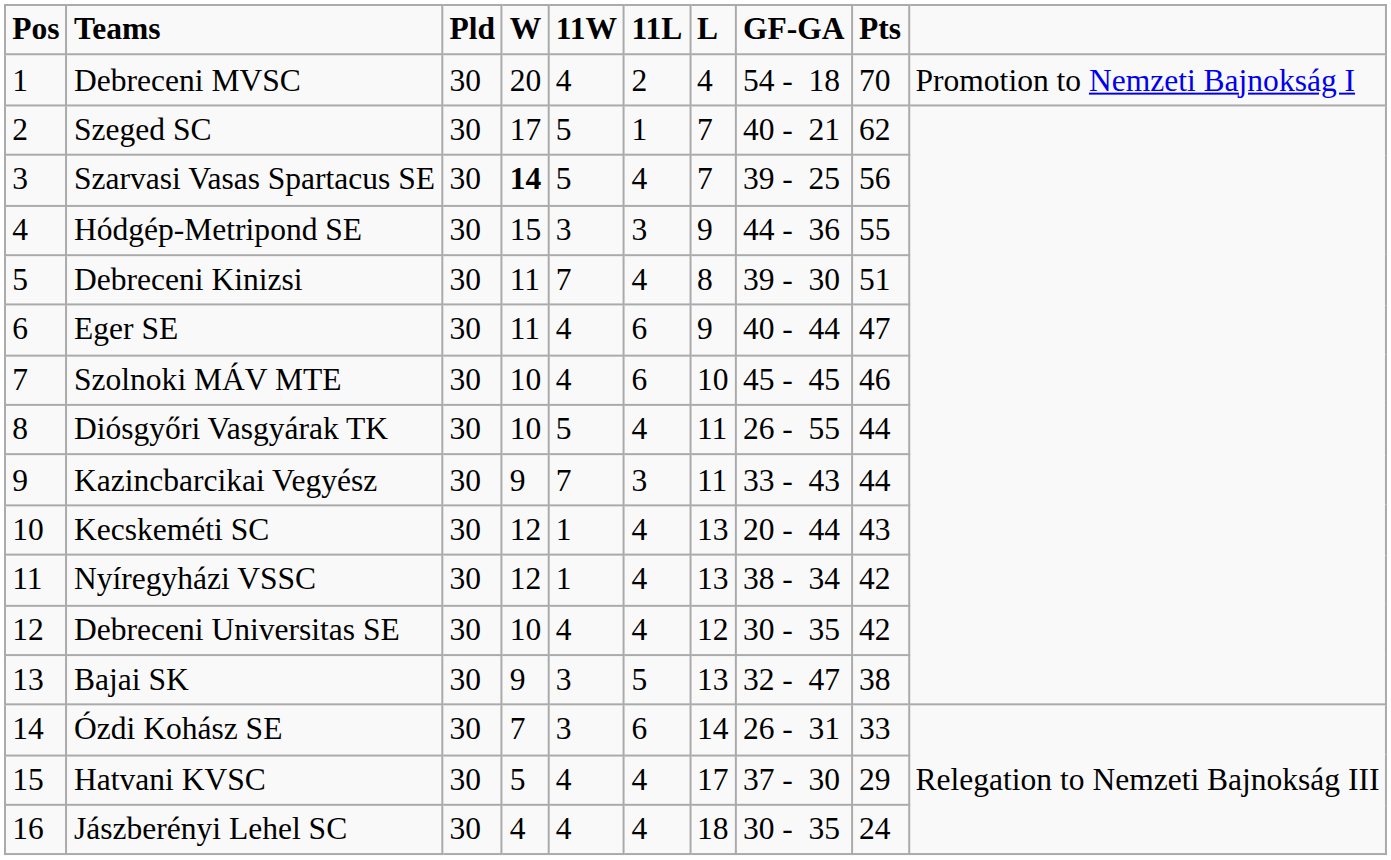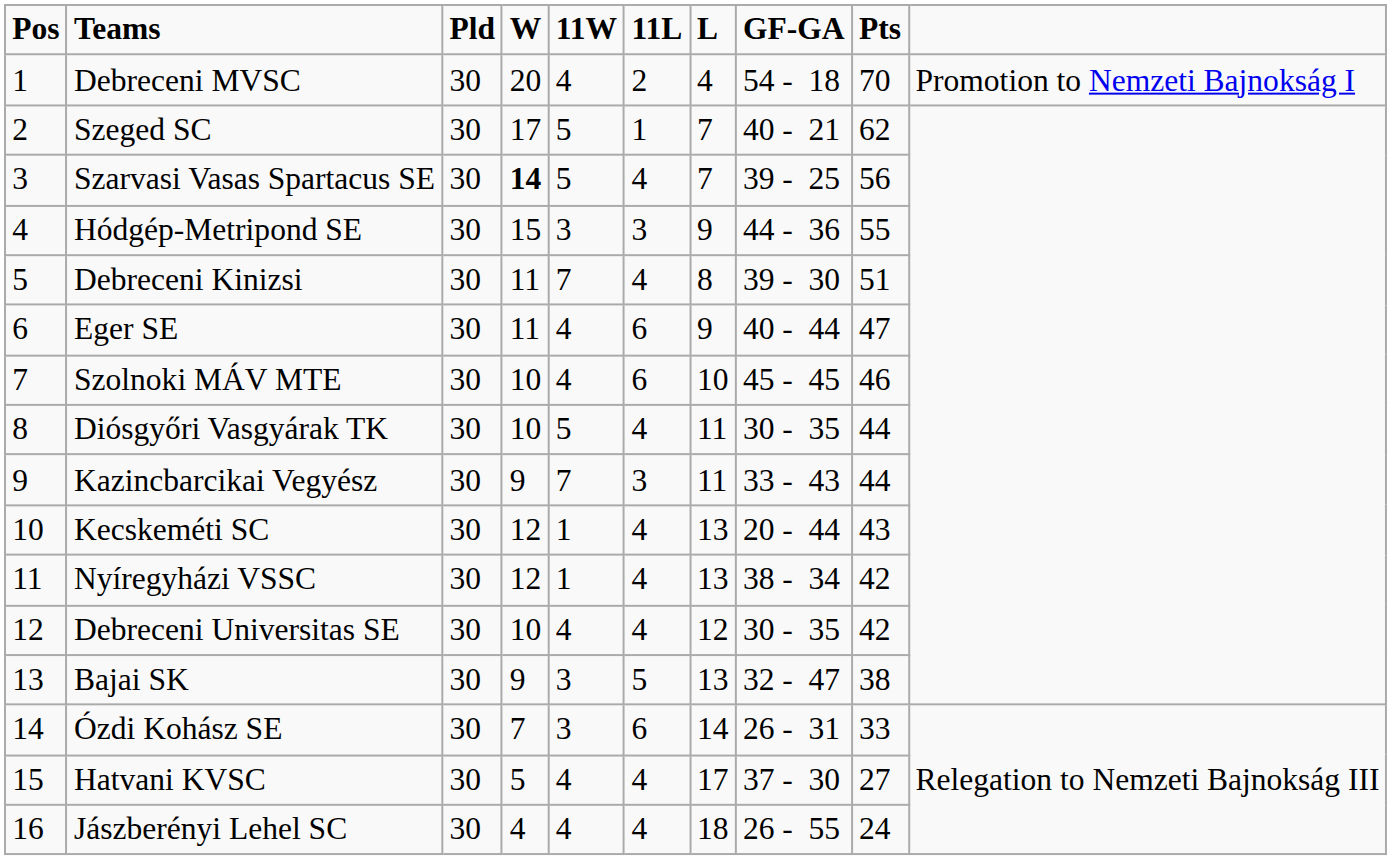(792, 429) 26 - 55 -> (792, 429) 30 - 35
(875, 779) 29 -> (875, 779) 27
(792, 829) 30 - 35 -> (792, 829) 26 - 55
